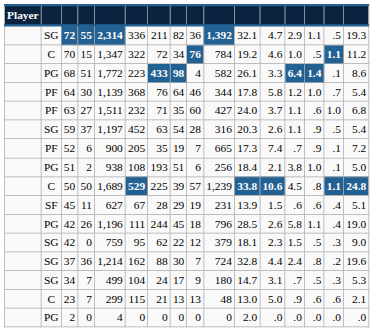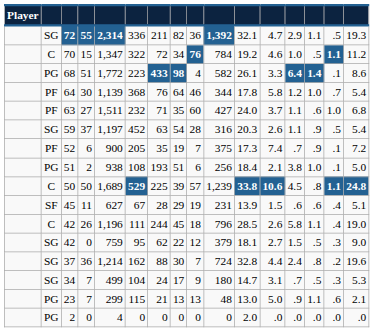(223, 148) 665 -> (223, 148) 375
(51, 223) PG -> (51, 223) C
(275, 242) 2.3 -> (275, 242) 2.7
(51, 299) C -> (51, 299) PG
(317, 299) .6 -> (314, 299) 1.1
